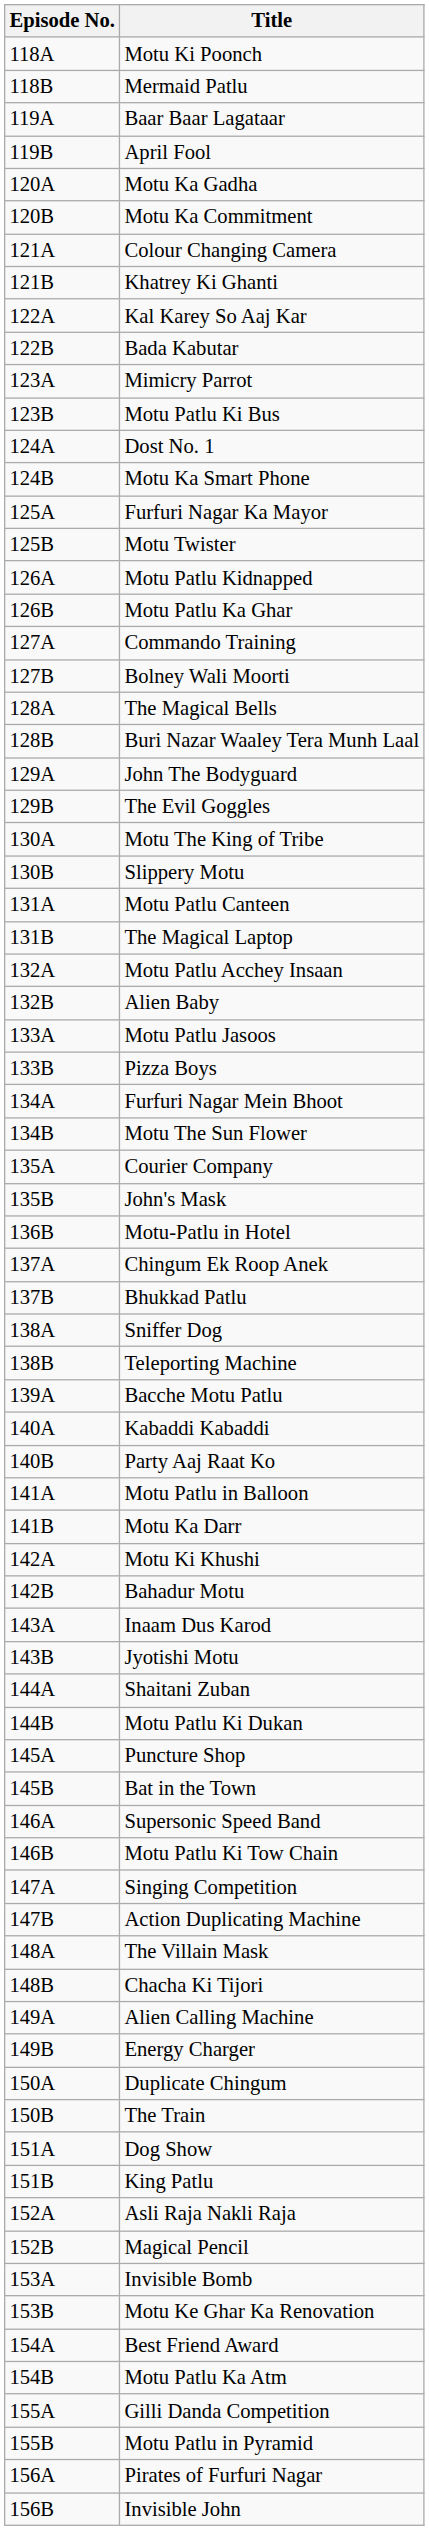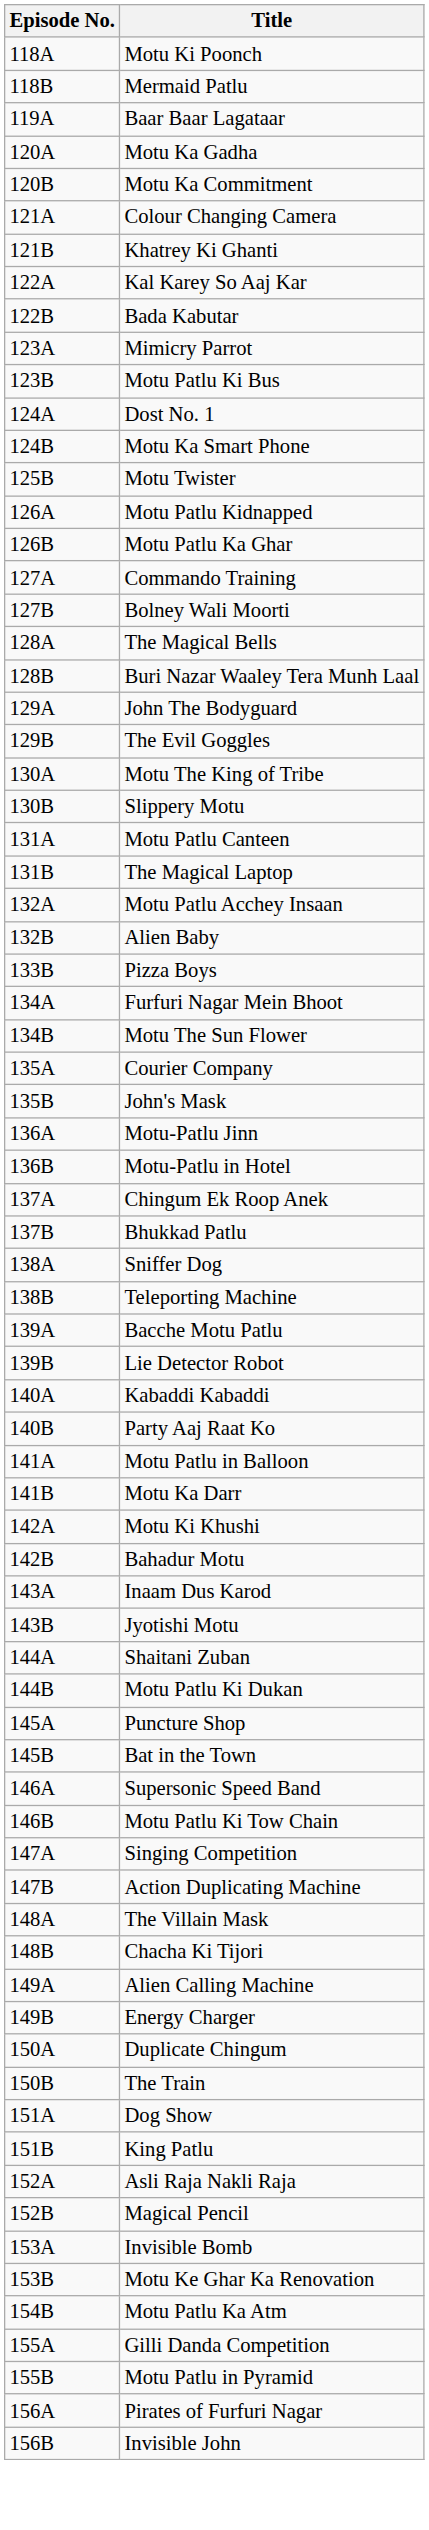- row: (168, 151)
- row: (226, 511)
- row: (200, 1035)
+ row: (191, 1133)
+ row: (204, 1362)
- row: (201, 2344)
